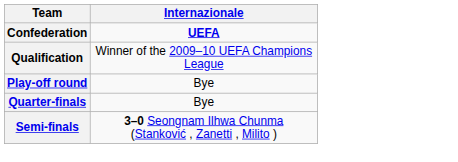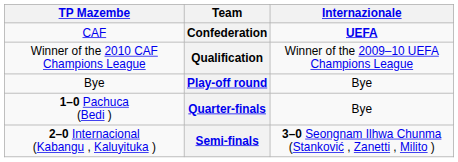+ column: (94, 13)
